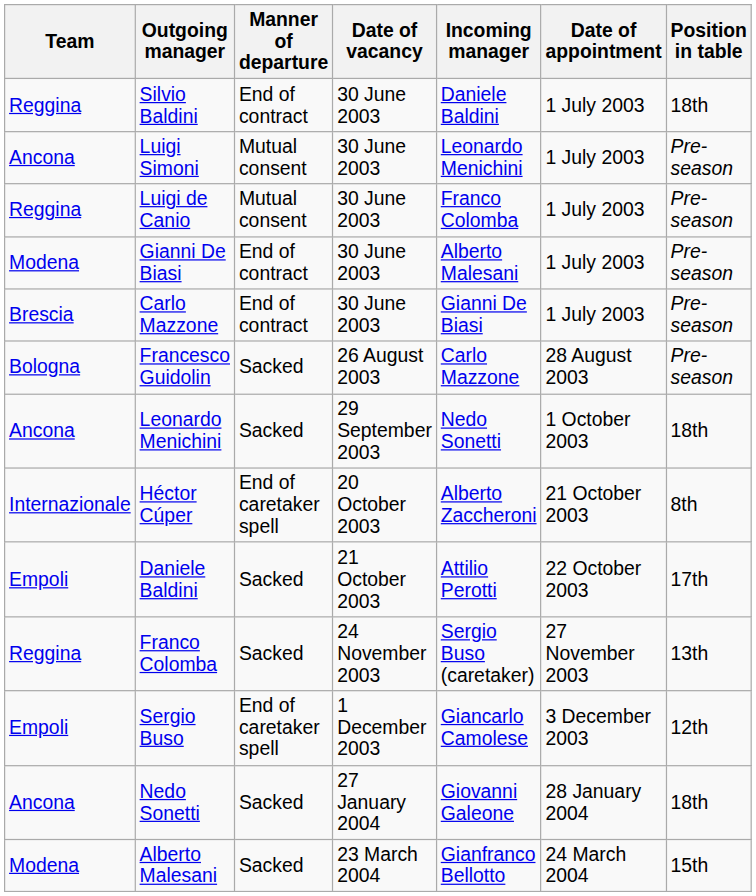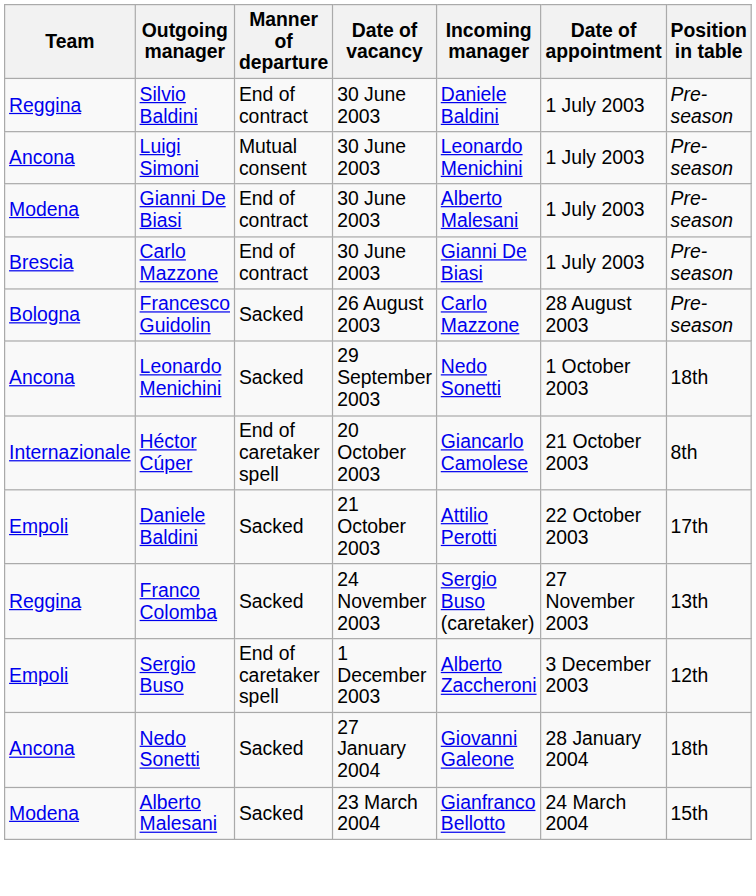(689, 105) 18th -> (702, 105) Pre-season
- row: (174, 209)
(489, 505) Alberto Zaccheroni -> (484, 452) Giancarlo Camolese
(484, 727) Giancarlo Camolese -> (489, 675) Alberto Zaccheroni
